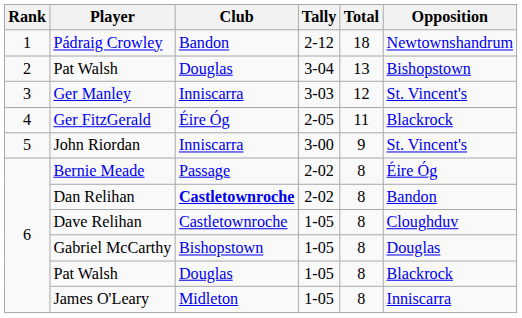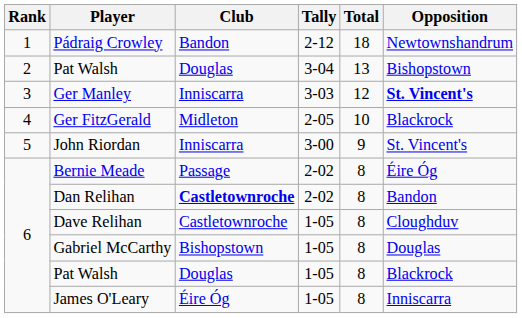(427, 94) normal -> (430, 94) bold
(204, 119) Éire Óg -> (209, 119) Midleton
(361, 119) 11 -> (361, 119) 10
(209, 299) Midleton -> (204, 299) Éire Óg
